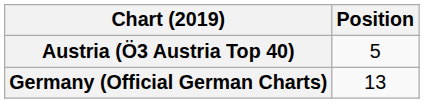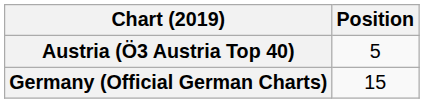(375, 82) 13 -> (375, 82) 15
